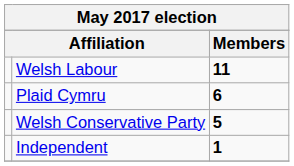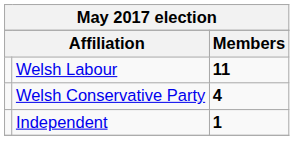- row: (61, 95)
(217, 122) 5 -> (217, 95) 4
